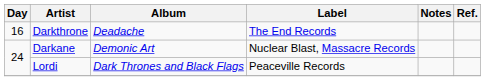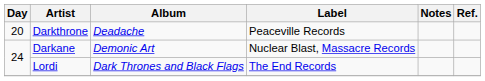(17, 31) 16 -> (17, 31) 20
(293, 31) The End Records -> (297, 31) Peaceville Records
(297, 66) Peaceville Records -> (293, 66) The End Records
